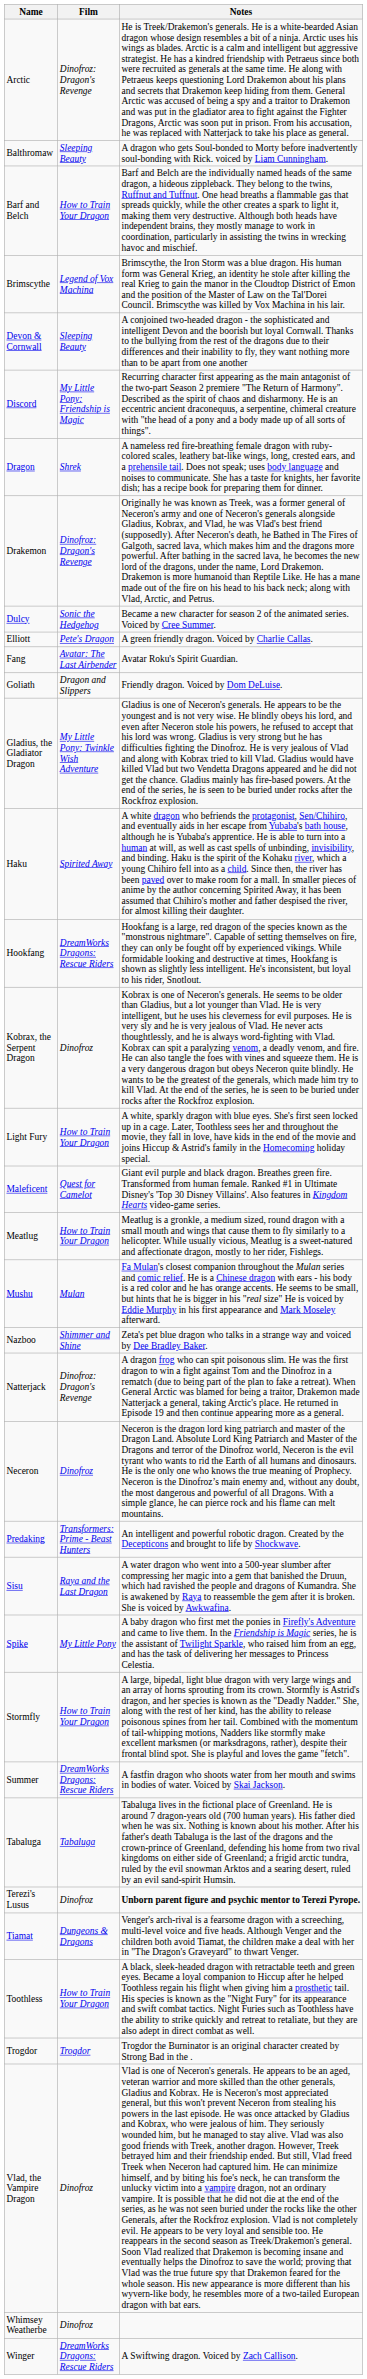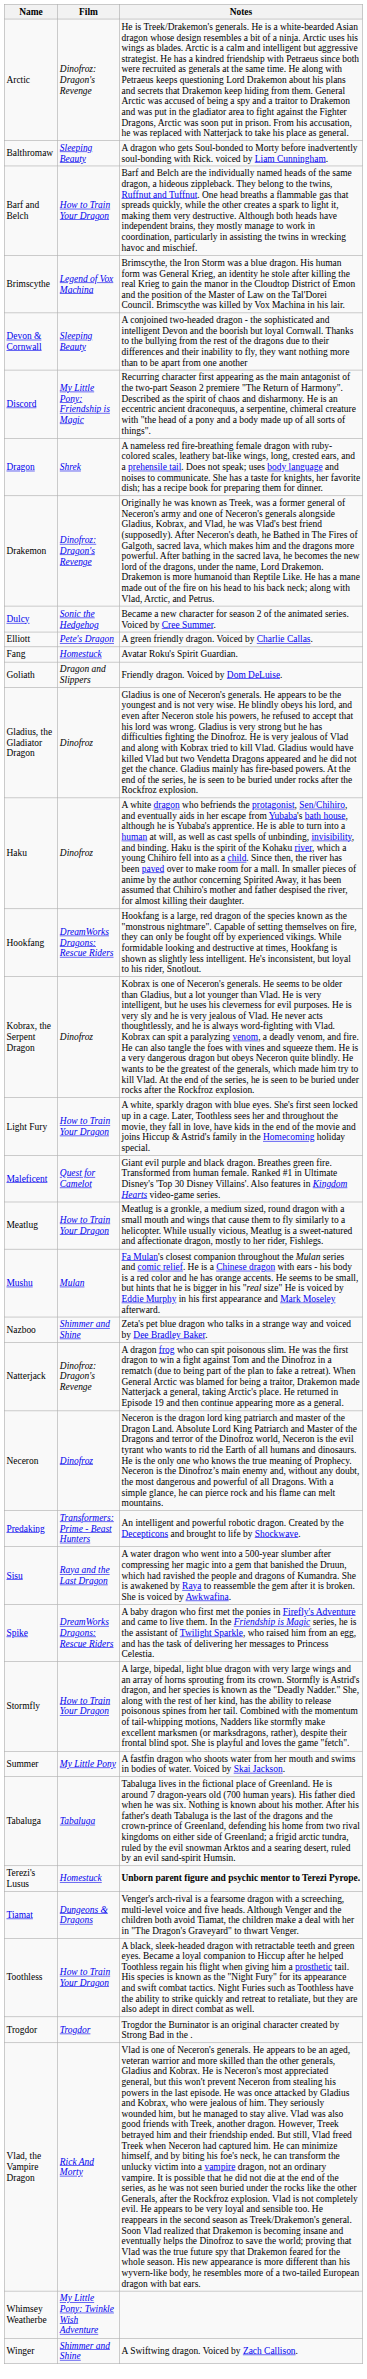(88, 659) Avatar: The Last Airbender -> (81, 654) Homestuck
(87, 753) My Little Pony: Twinkle Wish Adventure -> (76, 742) Dinofroz
(86, 864) Spirited Away -> (76, 853) Dinofroz
(88, 1643) My Little Pony -> (87, 1633) DreamWorks Dragons: Rescue Riders
(87, 1779) DreamWorks Dragons: Rescue Riders -> (88, 1763) My Little Pony
(76, 1900) Dinofroz -> (81, 1878) Homestuck
(76, 2188) Dinofroz -> (77, 2167) Rick And Morty
(76, 2325) Dinofroz -> (87, 2314) My Little Pony: Twinkle Wish Adventure
(87, 2356) DreamWorks Dragons: Rescue Riders -> (85, 2351) Shimmer and Shine
